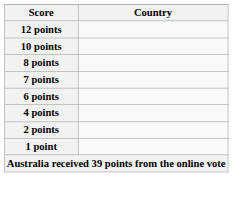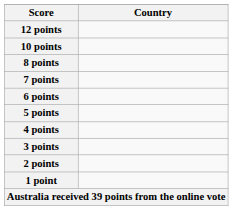+ row: (41, 113)
+ row: (41, 146)
